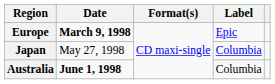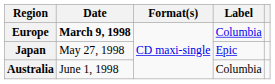(226, 32) Epic -> (239, 32) Columbia
(239, 50) Columbia -> (226, 50) Epic
(90, 69) bold -> (89, 69) normal
